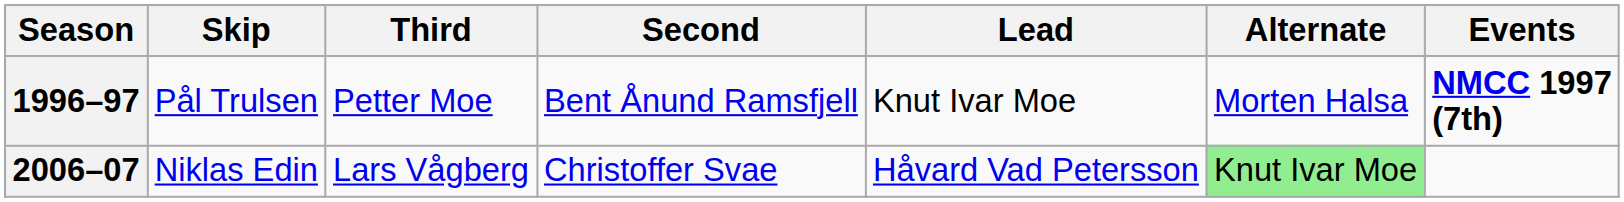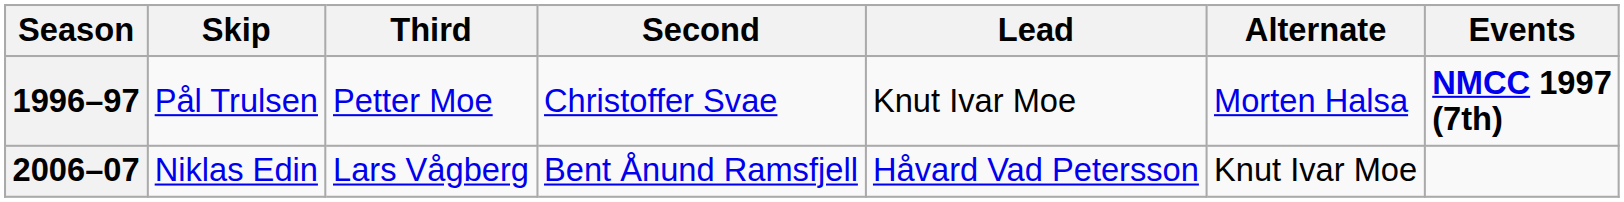(701, 100) Bent Ånund Ramsfjell -> (661, 100) Christoffer Svae
(661, 170) Christoffer Svae -> (701, 170) Bent Ånund Ramsfjell
(1316, 170) lightgreen background -> (1316, 170) no background
